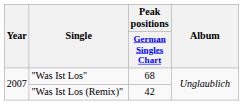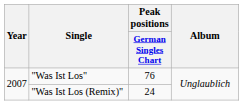(150, 76) 68 -> (150, 76) 76
(150, 92) 42 -> (150, 92) 24
